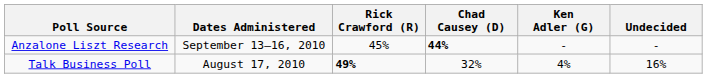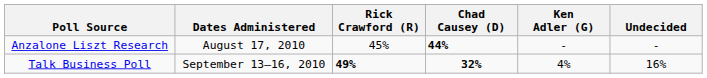(254, 45) September 13–16, 2010 -> (254, 45) August 17, 2010
(254, 64) August 17, 2010 -> (254, 64) September 13–16, 2010
(471, 64) normal -> (471, 64) bold
